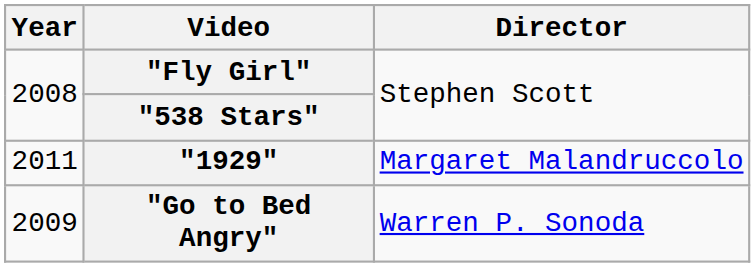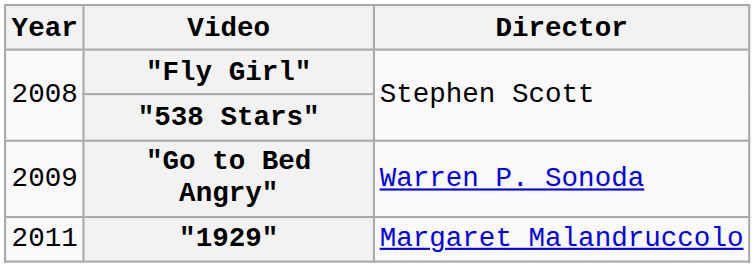rows swapped: (229, 223) <-> (229, 162)
